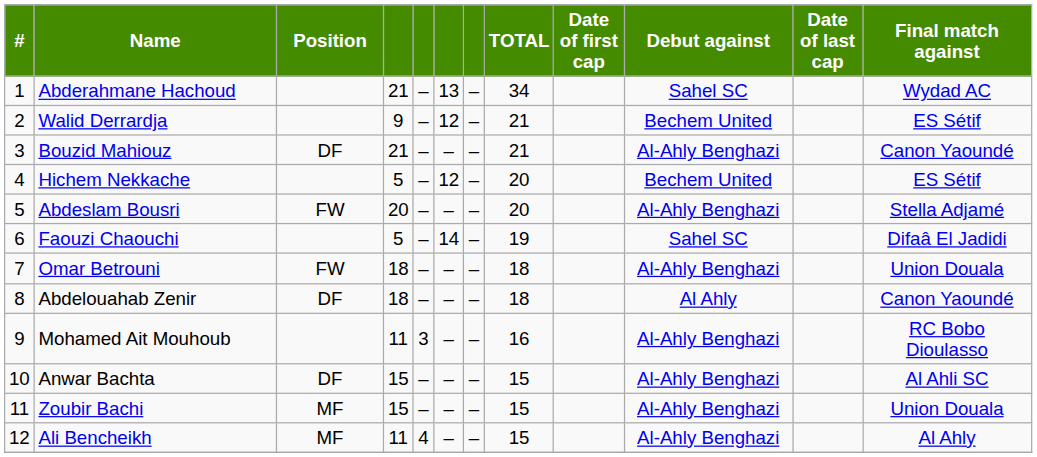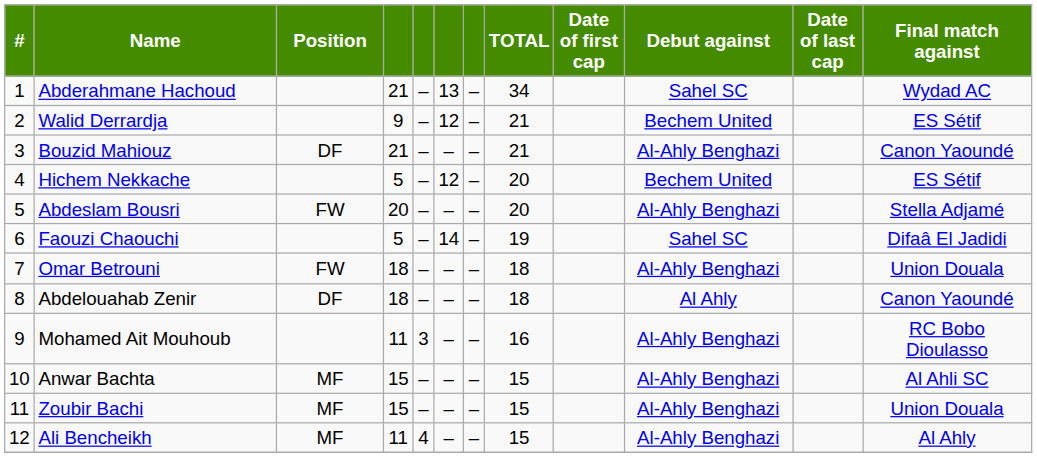(330, 378) DF -> (330, 378) MF
